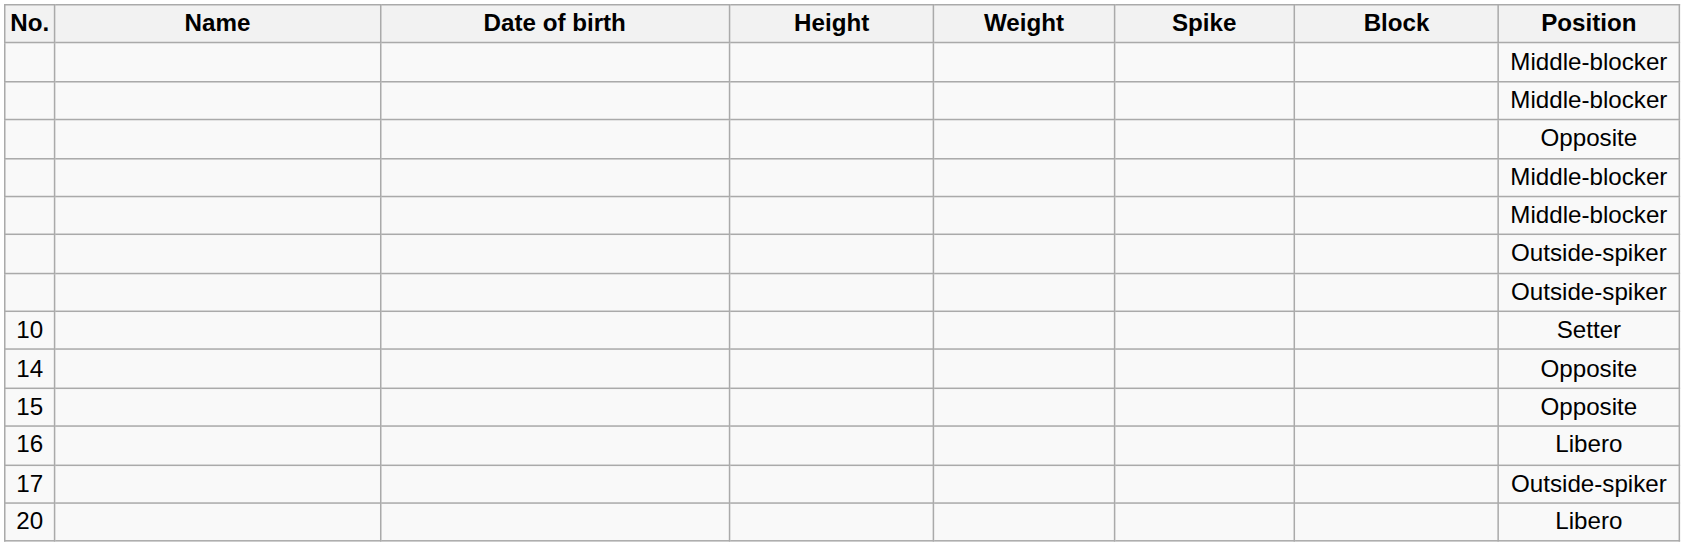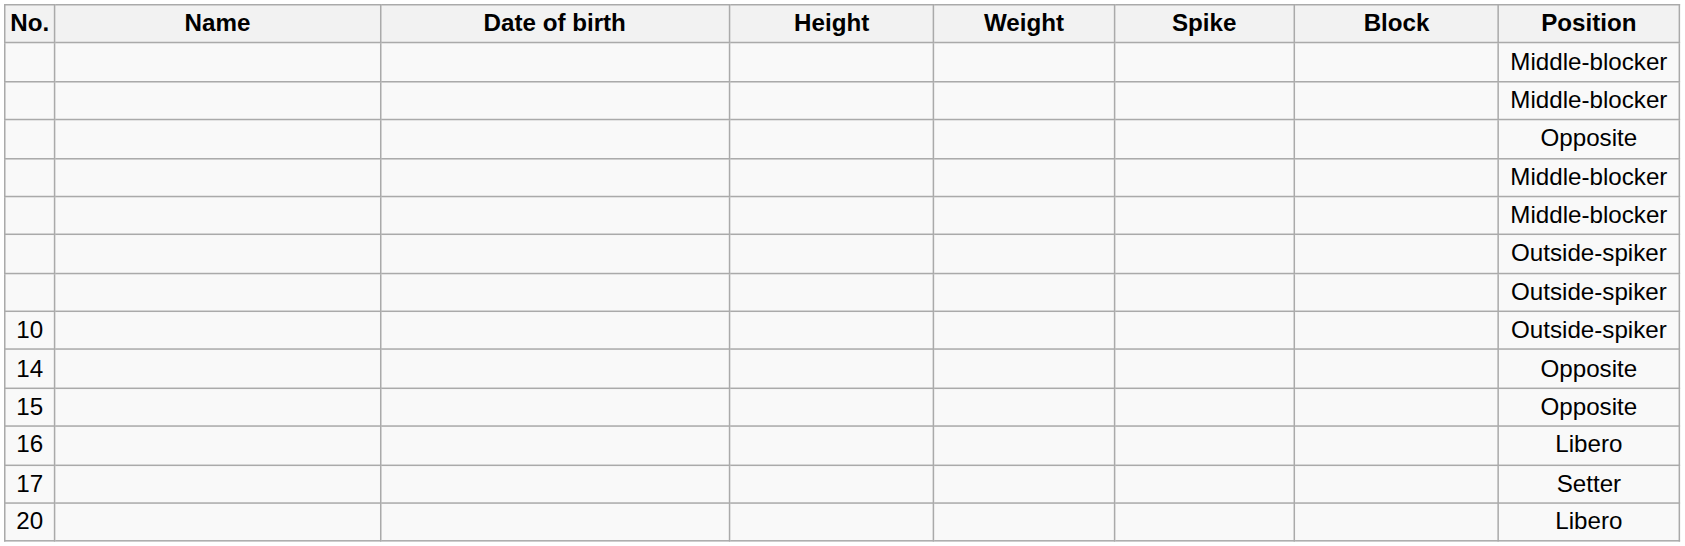(1589, 330) Setter -> (1589, 330) Outside-spiker
(1589, 483) Outside-spiker -> (1589, 483) Setter
